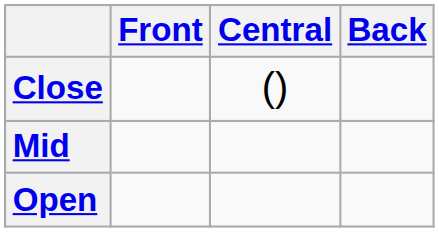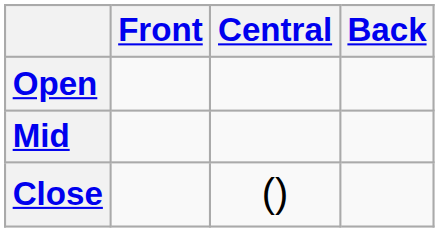rows swapped: (58, 88) <-> (55, 199)
